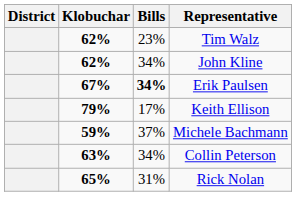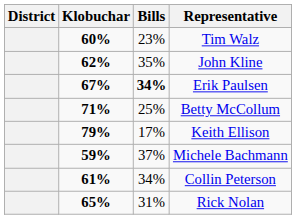(96, 39) 62% -> (96, 39) 60%
(151, 62) 34% -> (151, 62) 35%
+ row: (230, 109)
(96, 156) 63% -> (96, 179) 61%
